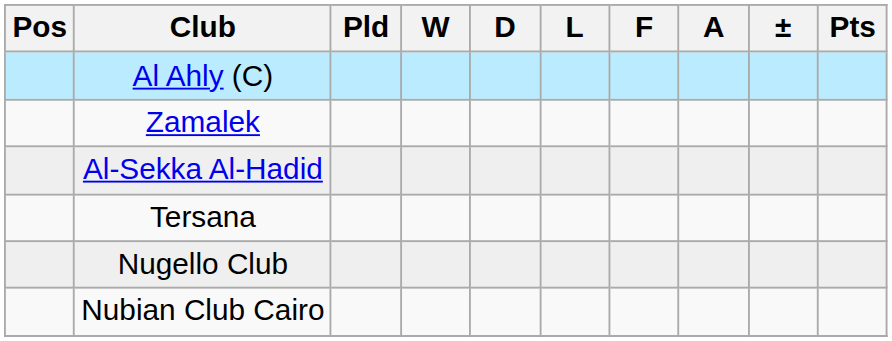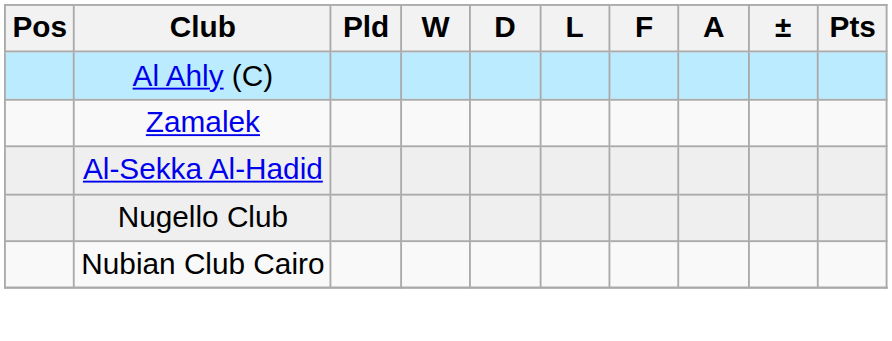- row: (203, 216)
